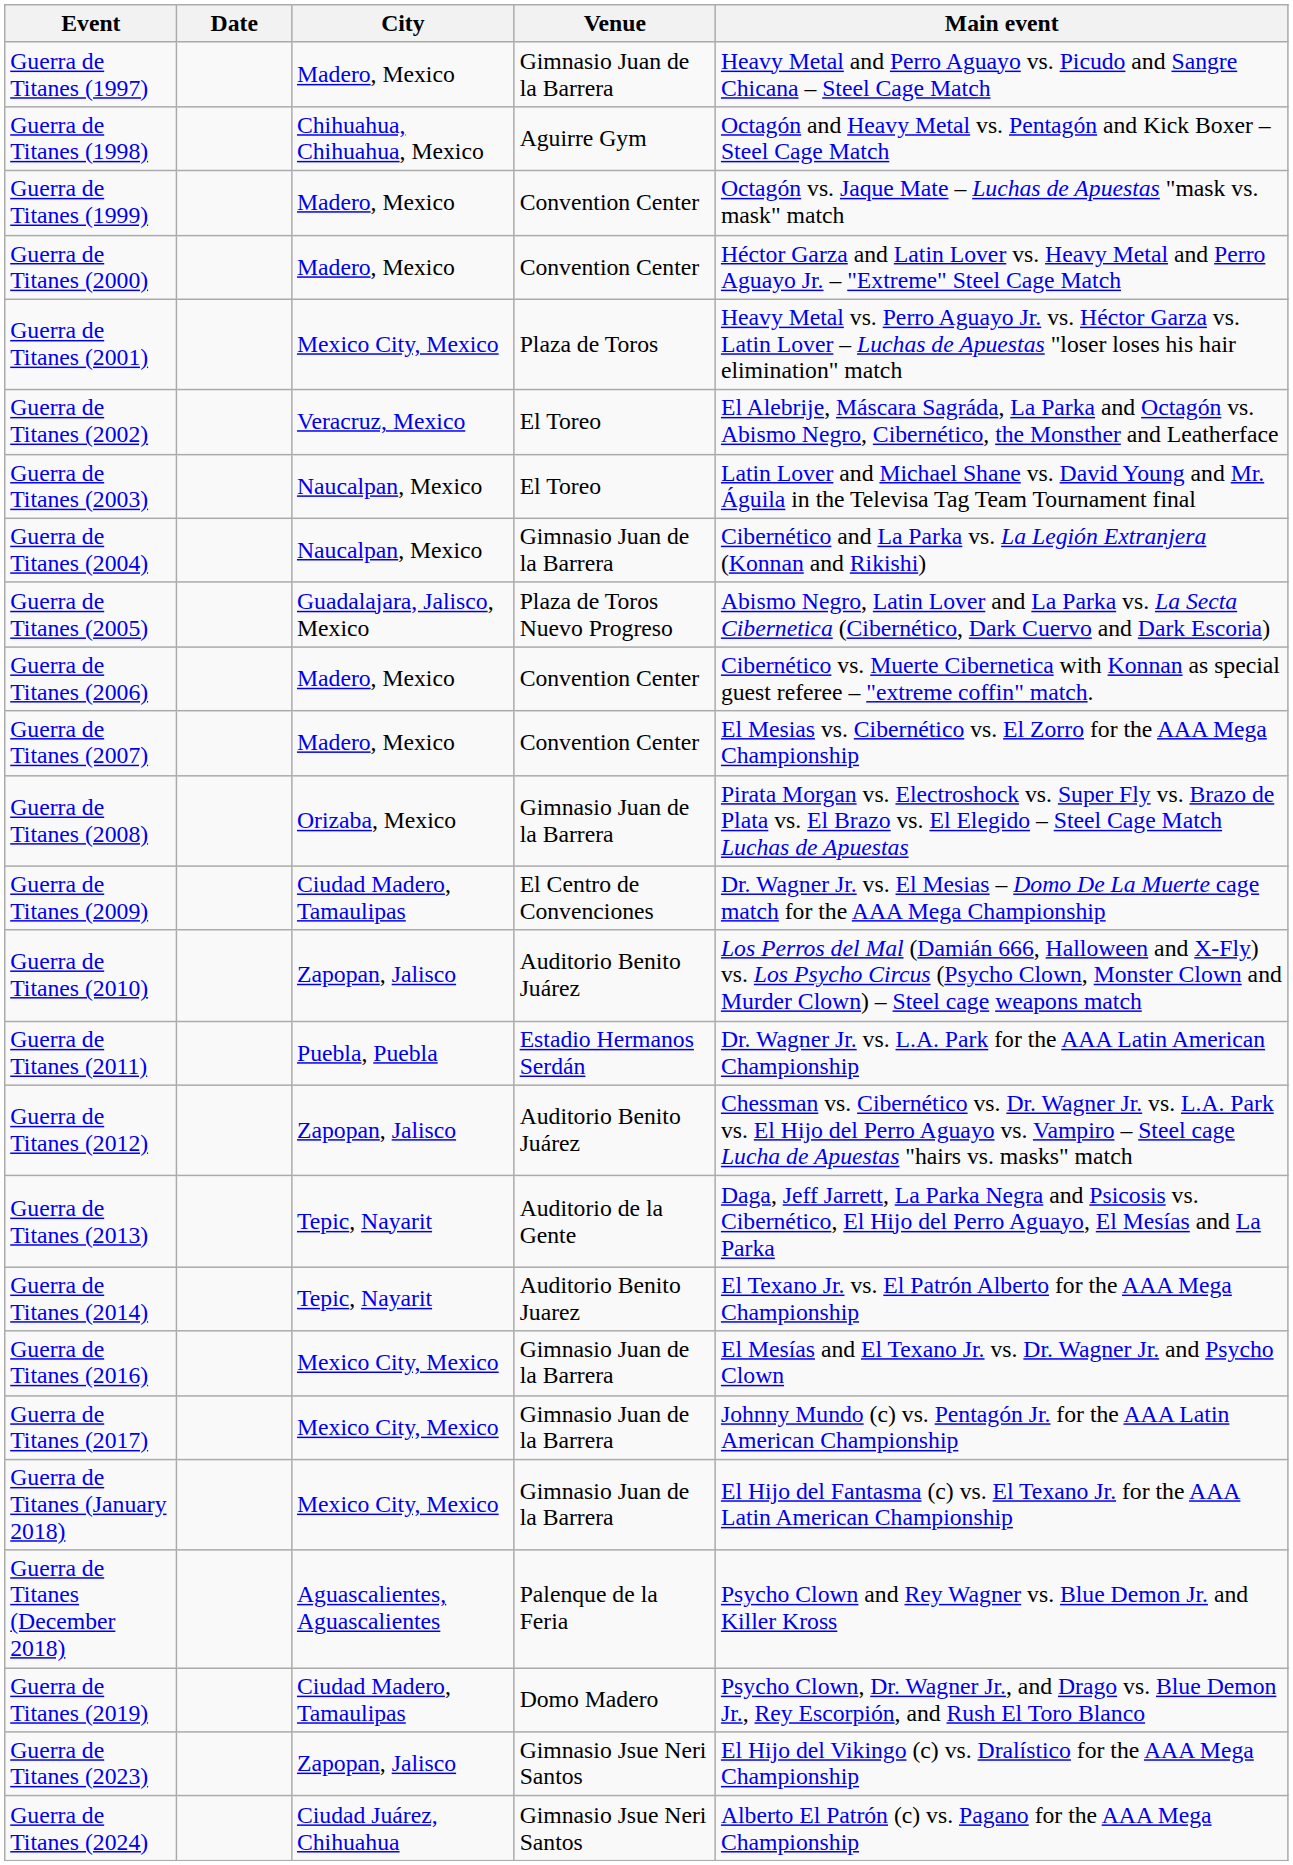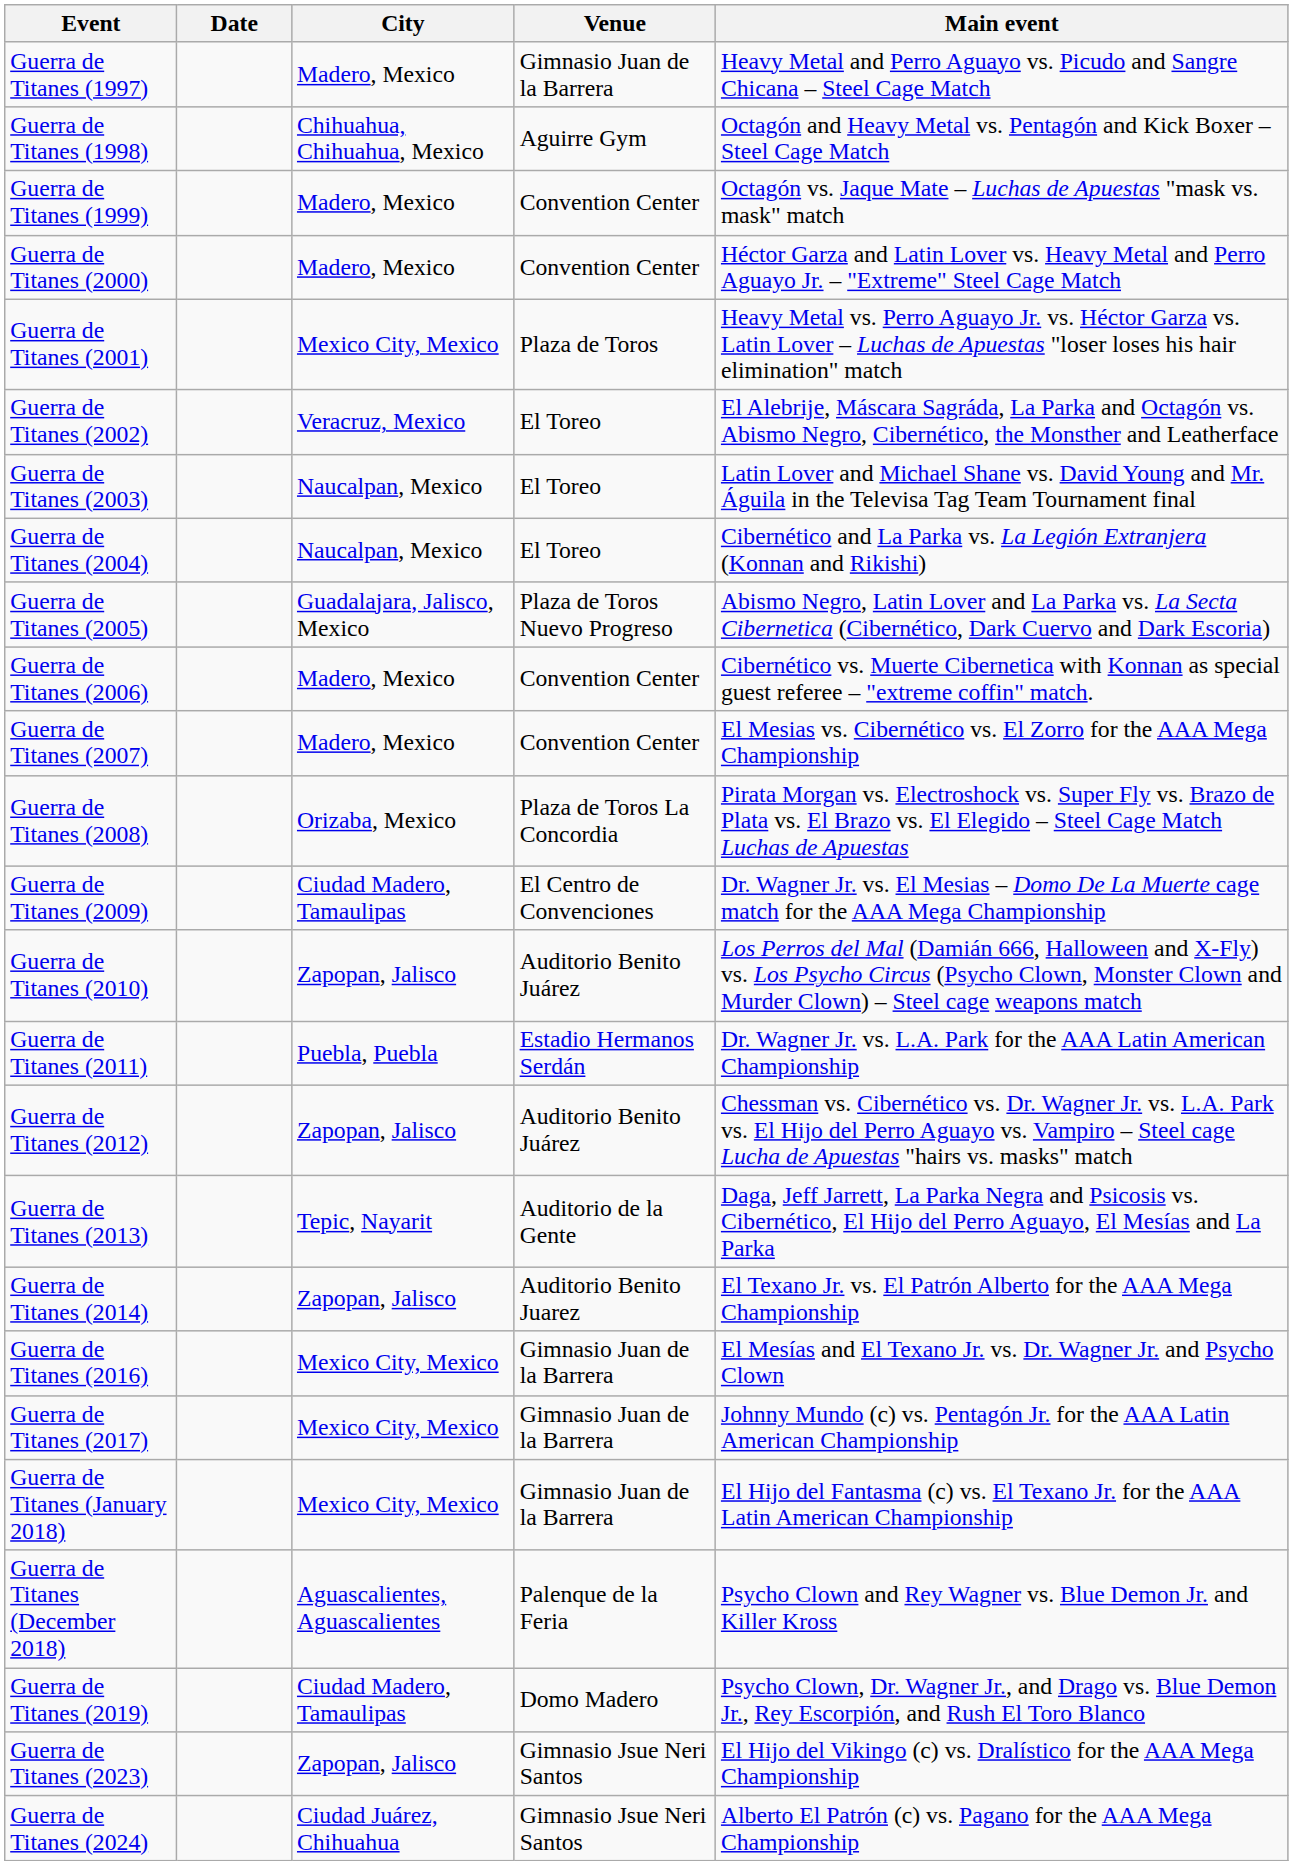(604, 550) Gimnasio Juan de la Barrera -> (560, 550) El Toreo
(604, 820) Gimnasio Juan de la Barrera -> (604, 820) Plaza de Toros La Concordia
(365, 1298) Tepic, Nayarit -> (377, 1298) Zapopan, Jalisco
